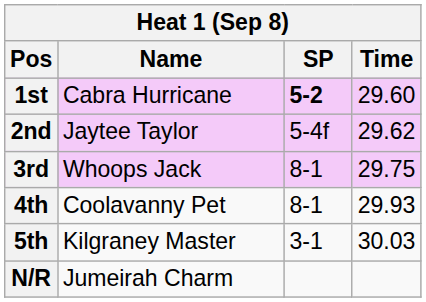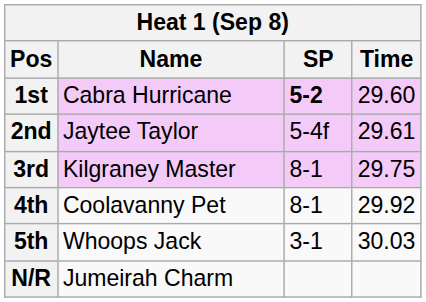(387, 132) 29.62 -> (387, 132) 29.61
(132, 168) Whoops Jack -> (149, 168) Kilgraney Master
(387, 205) 29.93 -> (387, 205) 29.92
(149, 242) Kilgraney Master -> (132, 242) Whoops Jack
